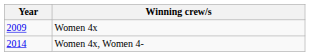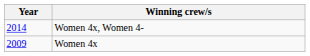rows swapped: (76, 28) <-> (99, 43)
